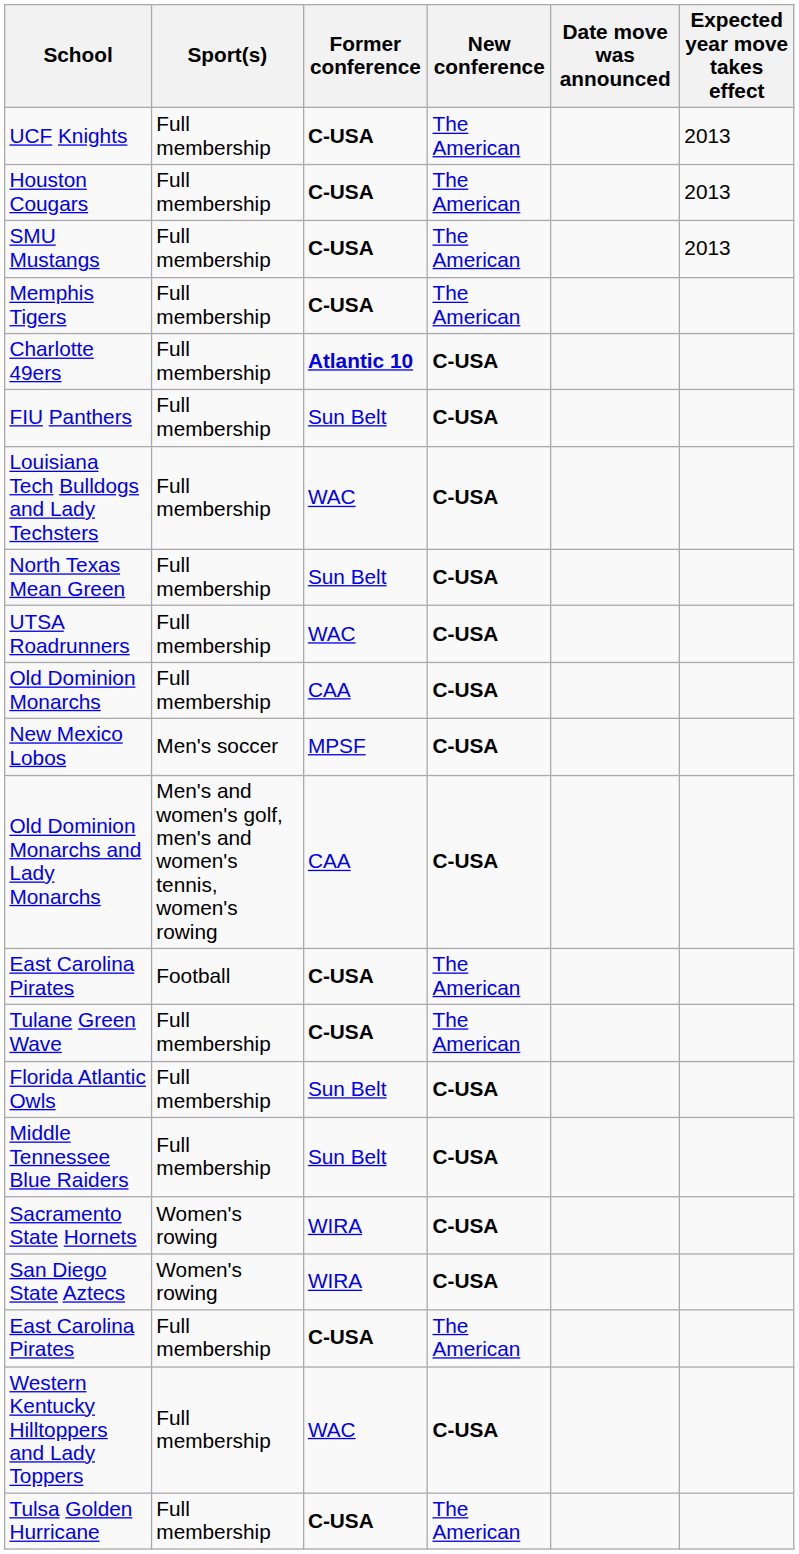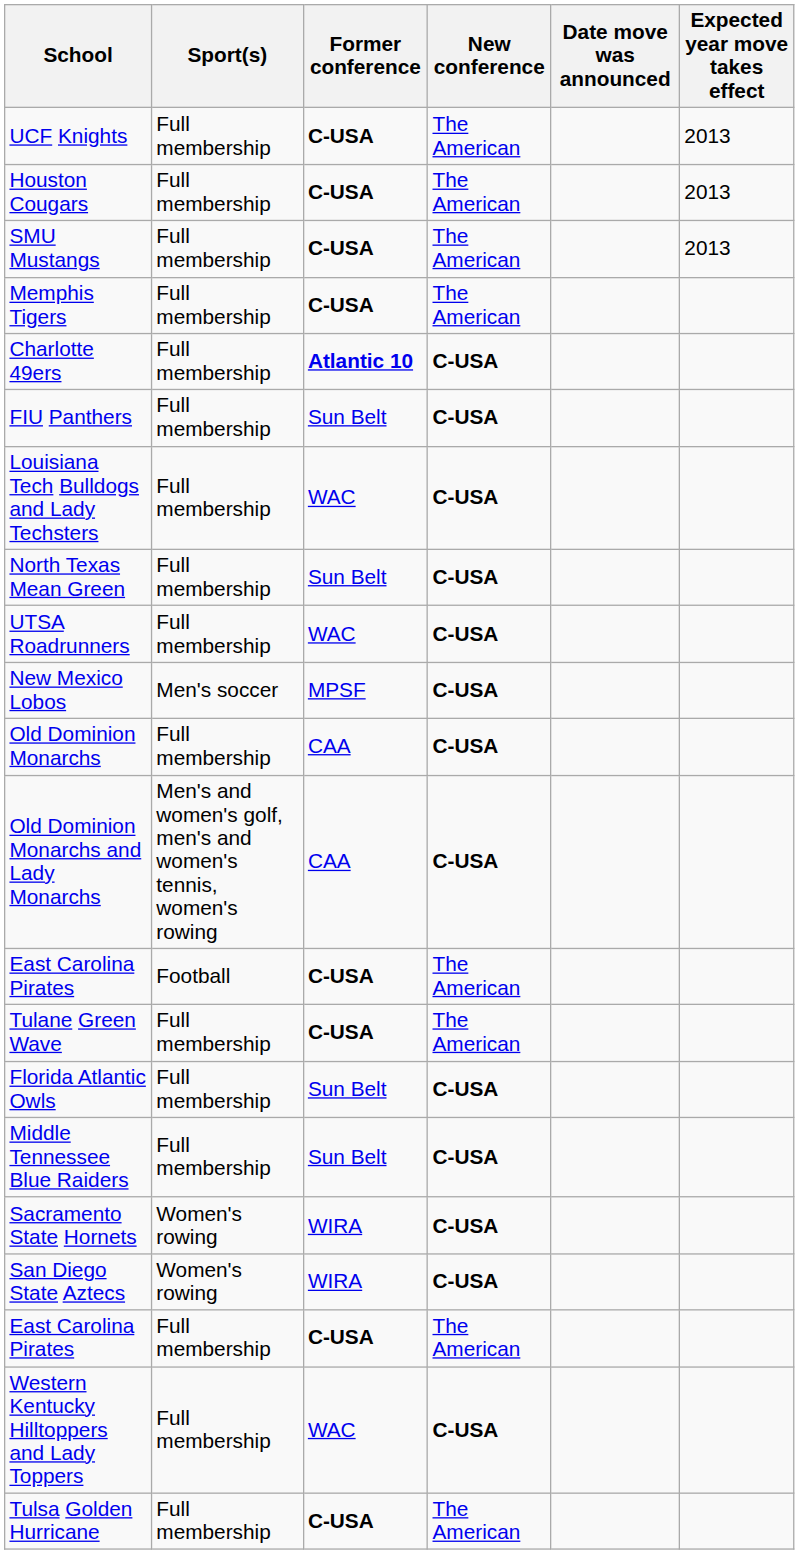rows swapped: (72, 690) <-> (66, 746)
